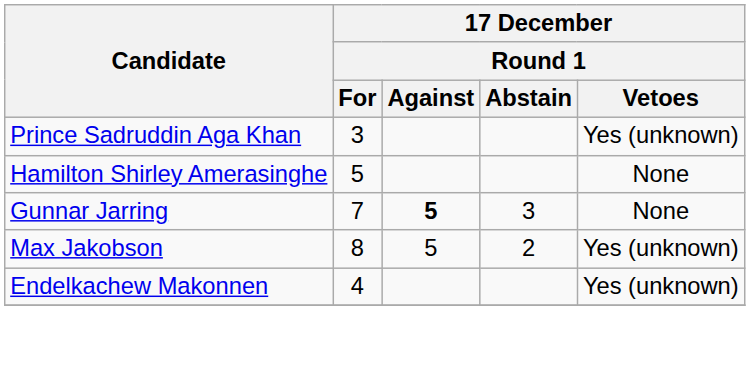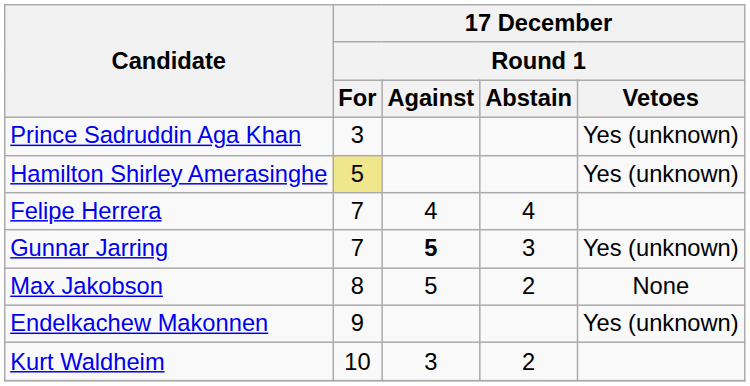(357, 173) no background -> (357, 173) khaki background
(661, 173) None -> (661, 173) Yes (unknown)
+ row: (86, 211)
(661, 211) None -> (661, 248) Yes (unknown)
(661, 248) Yes (unknown) -> (661, 286) None
(357, 286) 4 -> (357, 323) 9
+ row: (87, 361)
